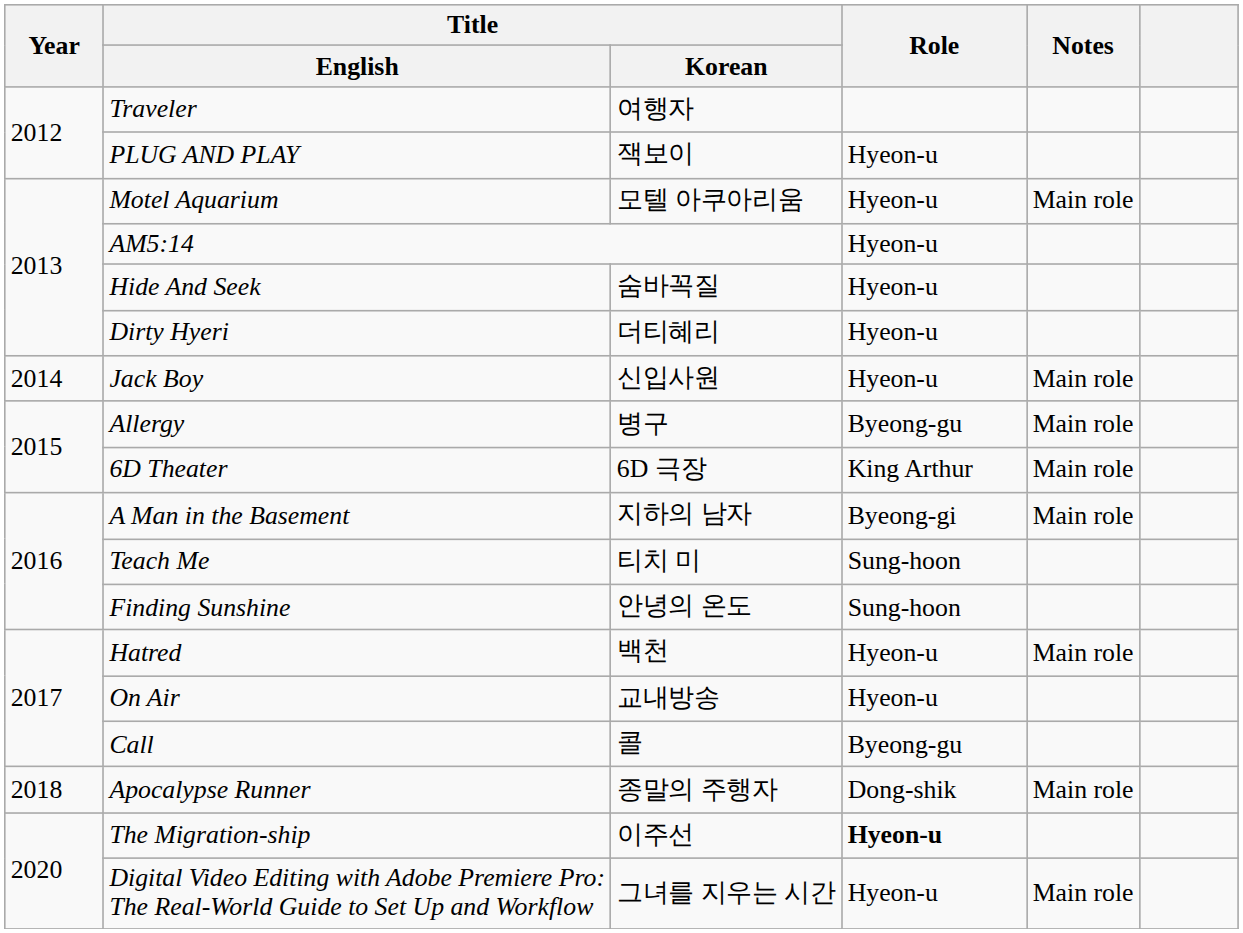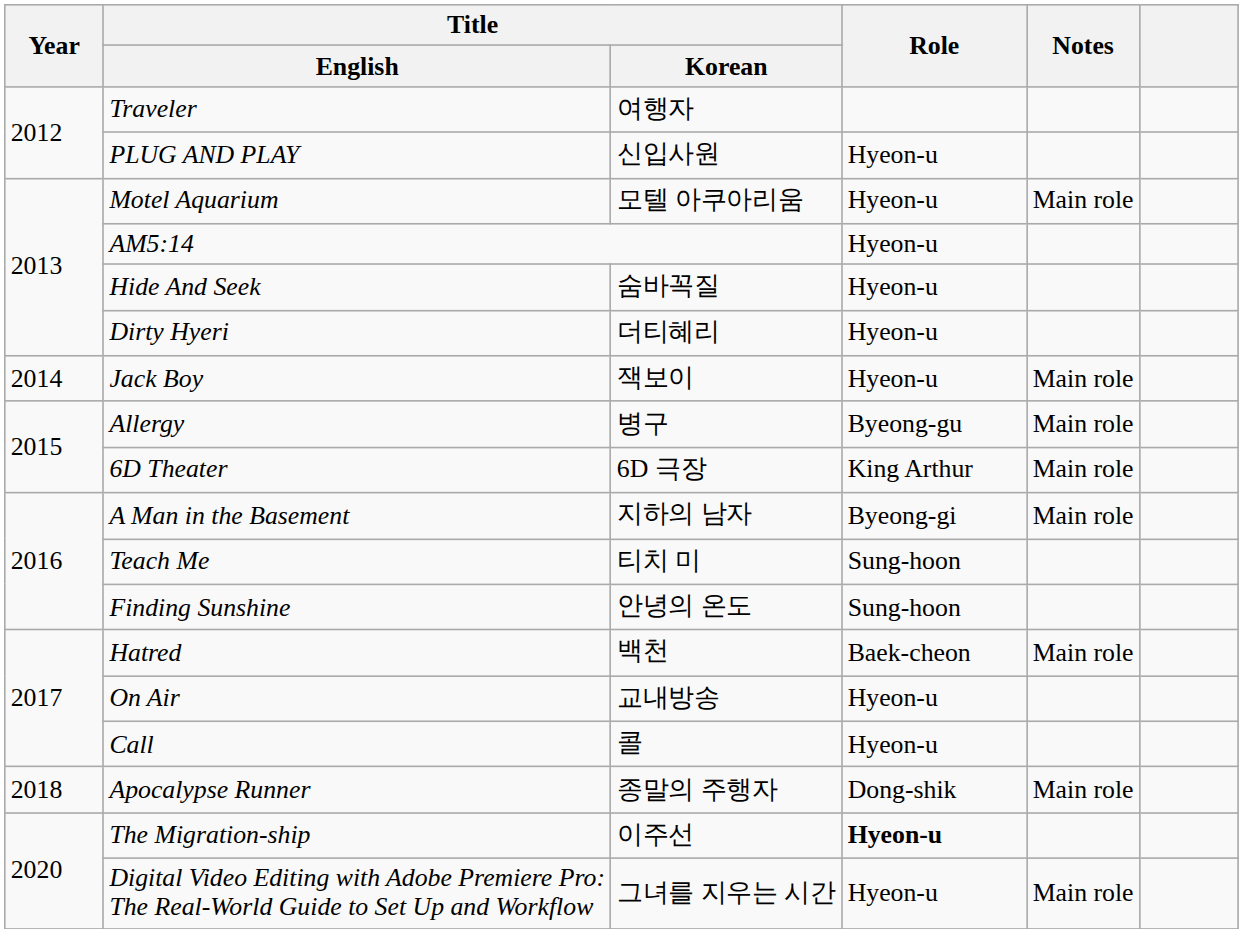(655, 153) 잭보이 -> (668, 153) 신입사원
(668, 377) 신입사원 -> (655, 377) 잭보이
(893, 652) Hyeon-u -> (909, 652) Baek-cheon
(905, 743) Byeong-gu -> (893, 743) Hyeon-u
